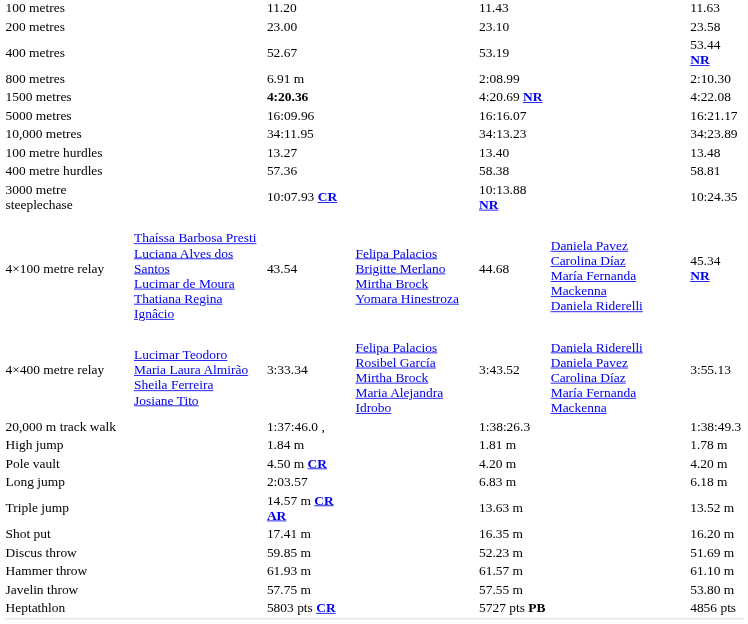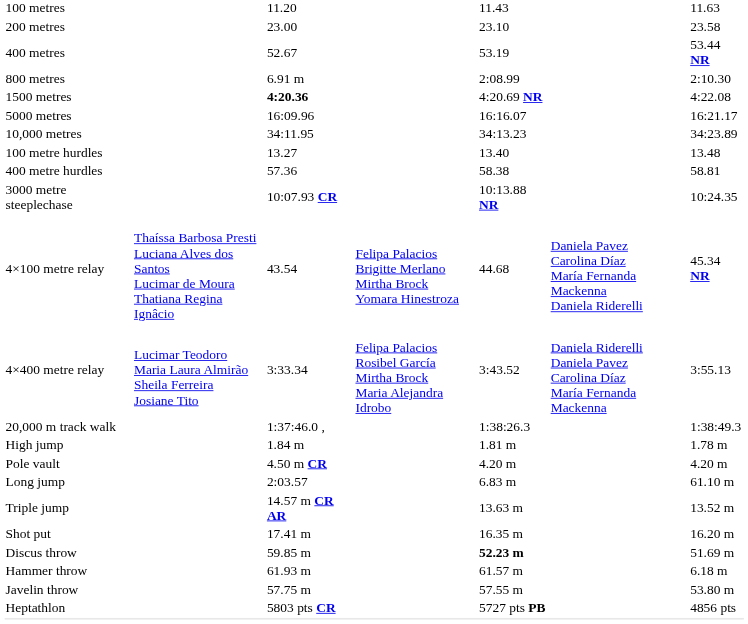(709, 481) 6.18 m -> (712, 481) 61.10 m
(501, 552) normal -> (501, 552) bold
(712, 570) 61.10 m -> (709, 570) 6.18 m
